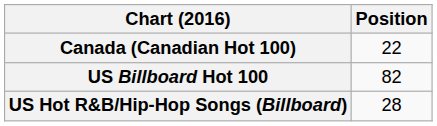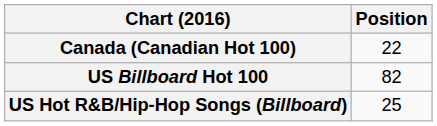(392, 105) 28 -> (392, 105) 25
